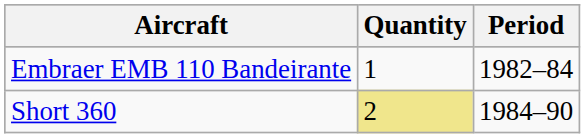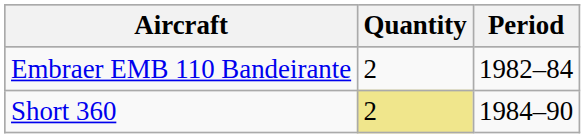(370, 68) 1 -> (370, 68) 2
